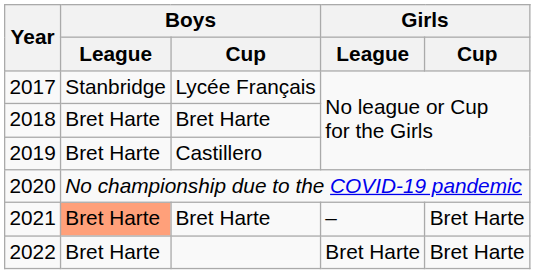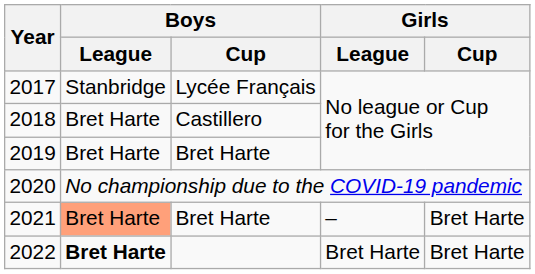(223, 119) Bret Harte -> (219, 119) Castillero
(219, 152) Castillero -> (223, 152) Bret Harte
(113, 251) normal -> (116, 251) bold
